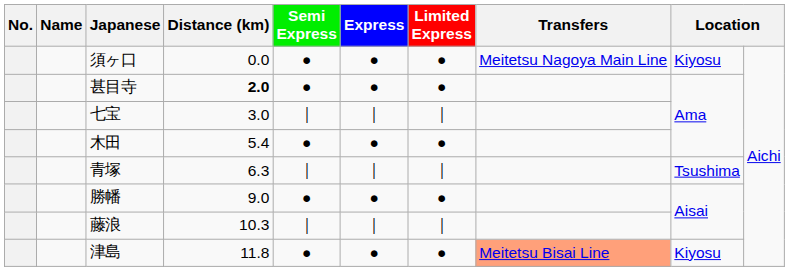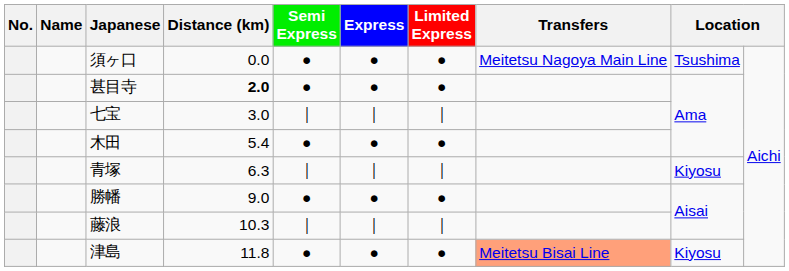(698, 60) Kiyosu -> (707, 60) Tsushima
(707, 170) Tsushima -> (698, 170) Kiyosu
